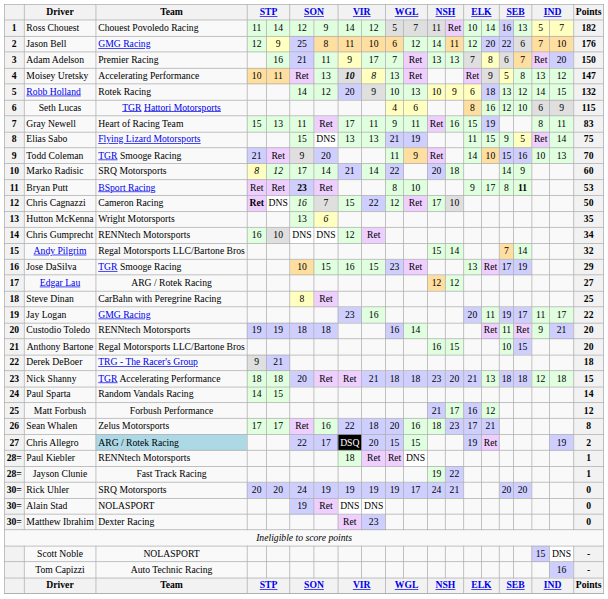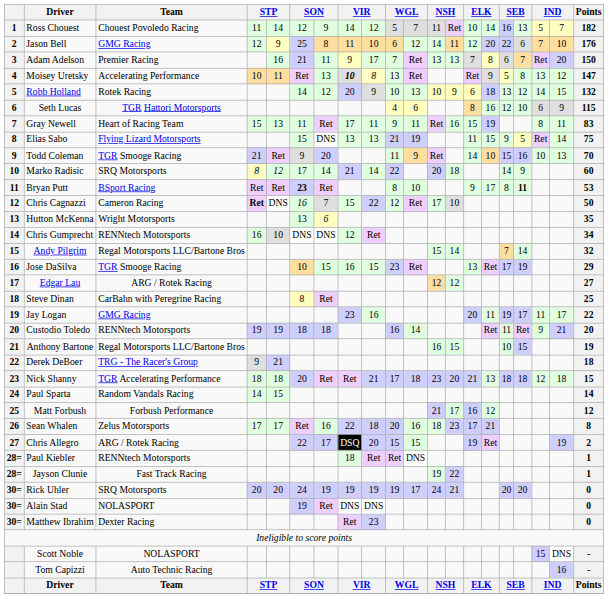(589, 346) 20 -> (589, 346) 19
(395, 378) 18 -> (395, 378) 17
(139, 442) lightblue background -> (139, 442) no background
